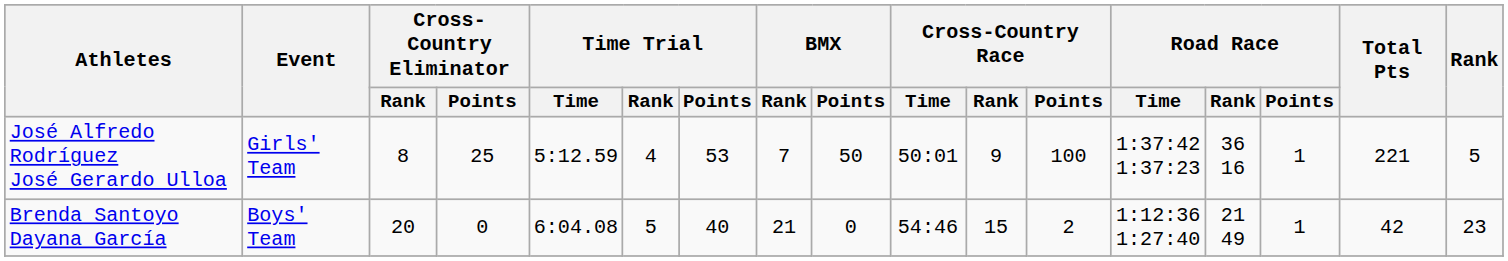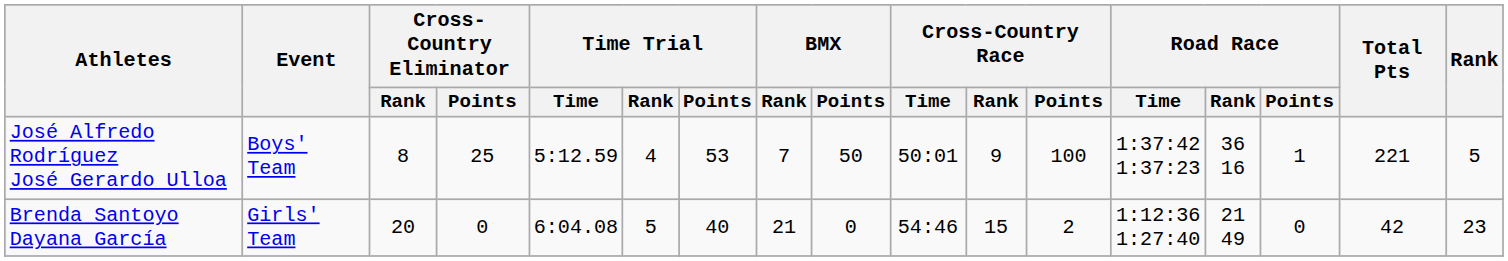(283, 157) Girls' Team -> (277, 157) Boys' Team
(277, 227) Boys' Team -> (283, 227) Girls' Team
(1300, 227) 1 -> (1300, 227) 0
